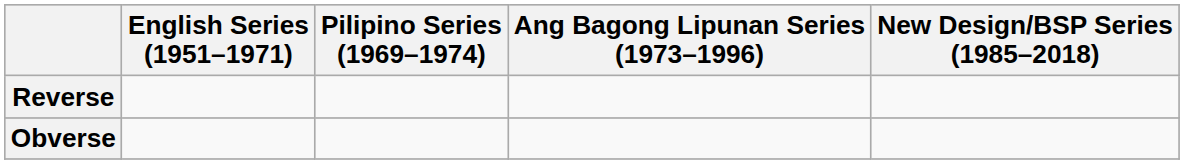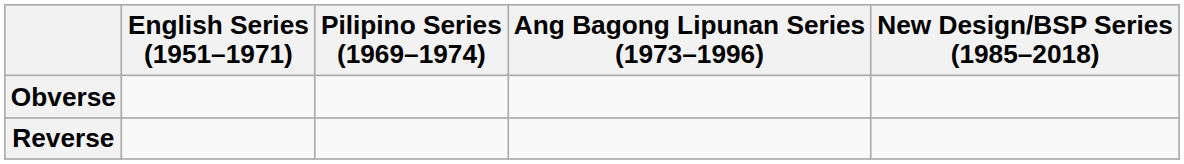rows swapped: (63, 138) <-> (63, 96)
